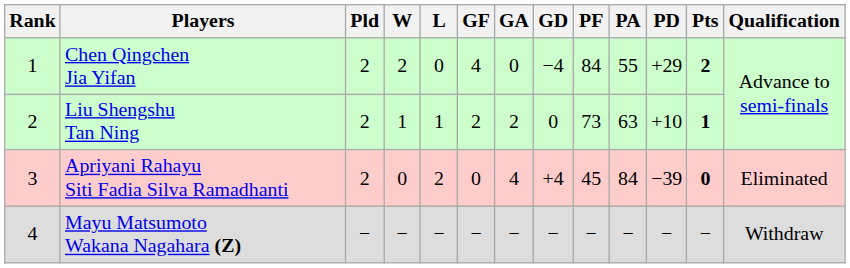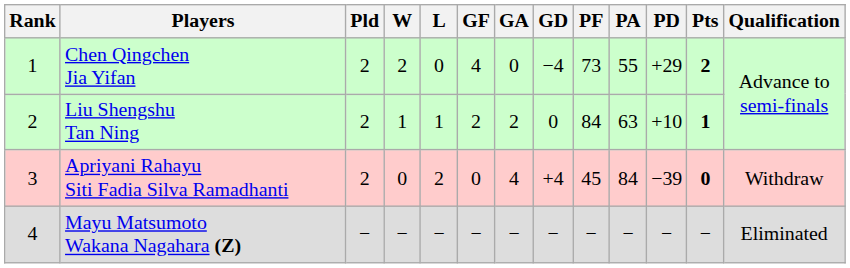(591, 65) 84 -> (591, 65) 73
(591, 122) 73 -> (591, 122) 84
(784, 178) Eliminated -> (784, 178) Withdraw
(784, 234) Withdraw -> (784, 234) Eliminated
